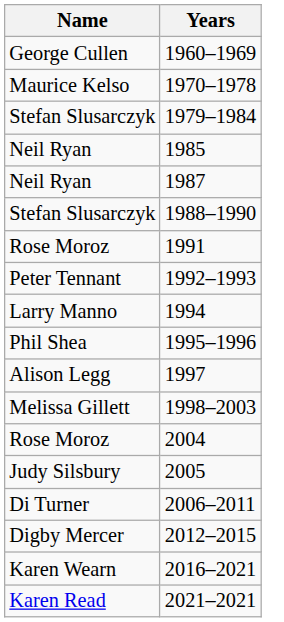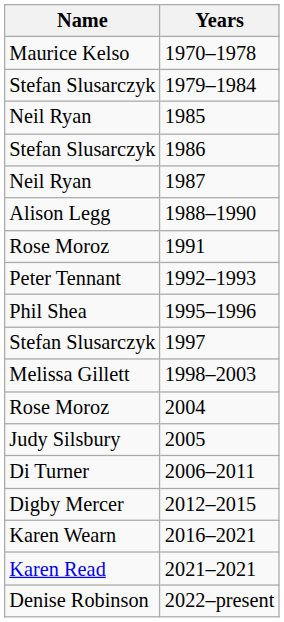- row: (211, 52)
+ row: (185, 149)
(82, 213) Stefan Slusarczyk -> (60, 213) Alison Legg
- row: (185, 310)
(60, 375) Alison Legg -> (82, 342) Stefan Slusarczyk
+ row: (220, 600)
